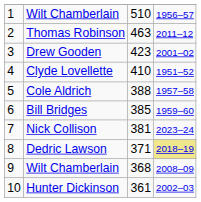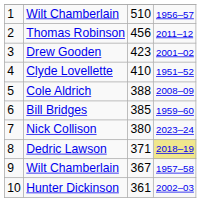(141, 33) 463 -> (141, 33) 456
(175, 91) 1957–58 -> (175, 91) 2008–09
(141, 129) 381 -> (141, 129) 380
(141, 168) 368 -> (141, 168) 367
(175, 168) 2008–09 -> (175, 168) 1957–58
